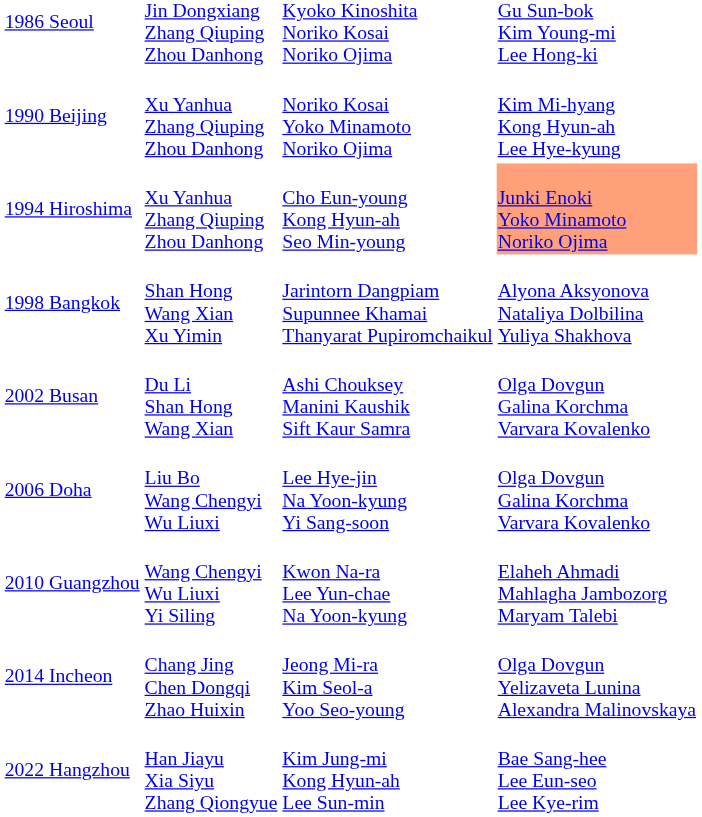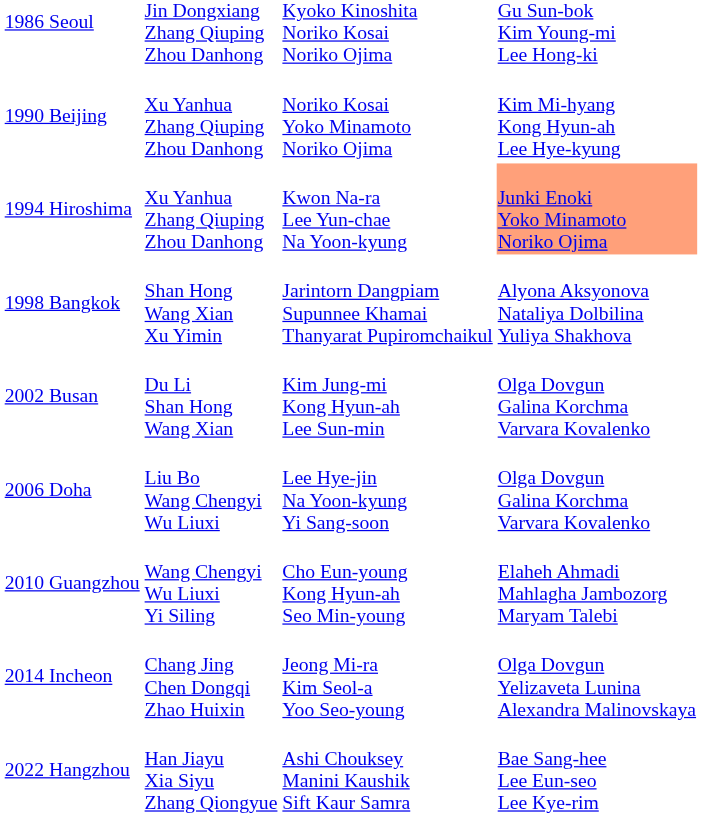(345, 219) Cho Eun-young Kong Hyun-ah Seo Min-young -> (345, 219) Kwon Na-ra Lee Yun-chae Na Yoon-kyung
(346, 406) Ashi Chouksey Manini Kaushik Sift Kaur Samra -> (341, 406) Kim Jung-mi Kong Hyun-ah Lee Sun-min
(345, 593) Kwon Na-ra Lee Yun-chae Na Yoon-kyung -> (345, 593) Cho Eun-young Kong Hyun-ah Seo Min-young
(341, 780) Kim Jung-mi Kong Hyun-ah Lee Sun-min -> (346, 780) Ashi Chouksey Manini Kaushik Sift Kaur Samra
